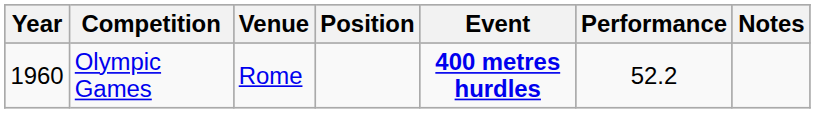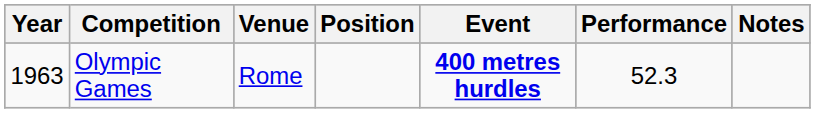(37, 75) 1960 -> (37, 75) 1963
(654, 75) 52.2 -> (654, 75) 52.3
